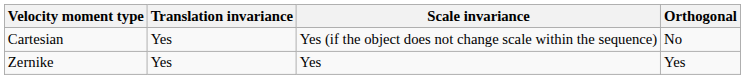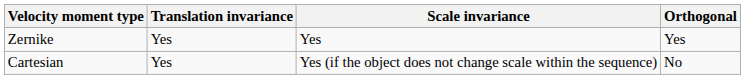rows swapped: (36, 39) <-> (31, 62)
